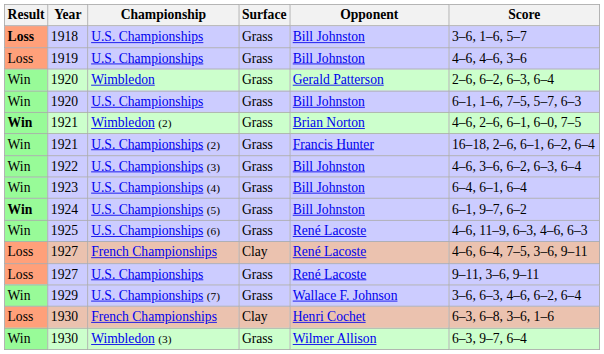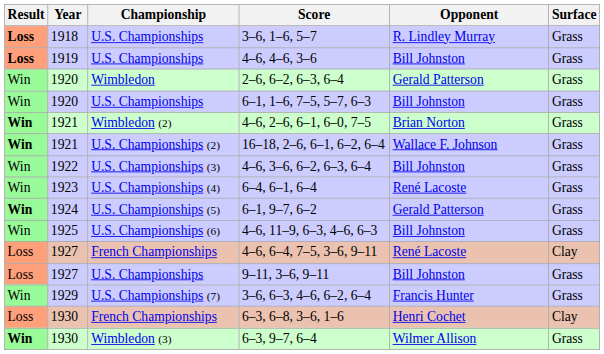columns swapped: (264, 15) <-> (524, 15)
(329, 36) Bill Johnston -> (444, 36) R. Lindley Murray
(20, 58) normal -> (21, 58) bold
(19, 144) normal -> (20, 144) bold
(333, 144) Francis Hunter -> (445, 144) Wallace F. Johnson
(329, 187) Bill Johnston -> (429, 187) René Lacoste
(329, 209) Bill Johnston -> (438, 209) Gerald Patterson
(330, 230) René Lacoste -> (429, 230) Bill Johnston
(330, 274) René Lacoste -> (429, 274) Bill Johnston
(345, 295) Wallace F. Johnson -> (433, 295) Francis Hunter
(19, 338) normal -> (20, 338) bold
